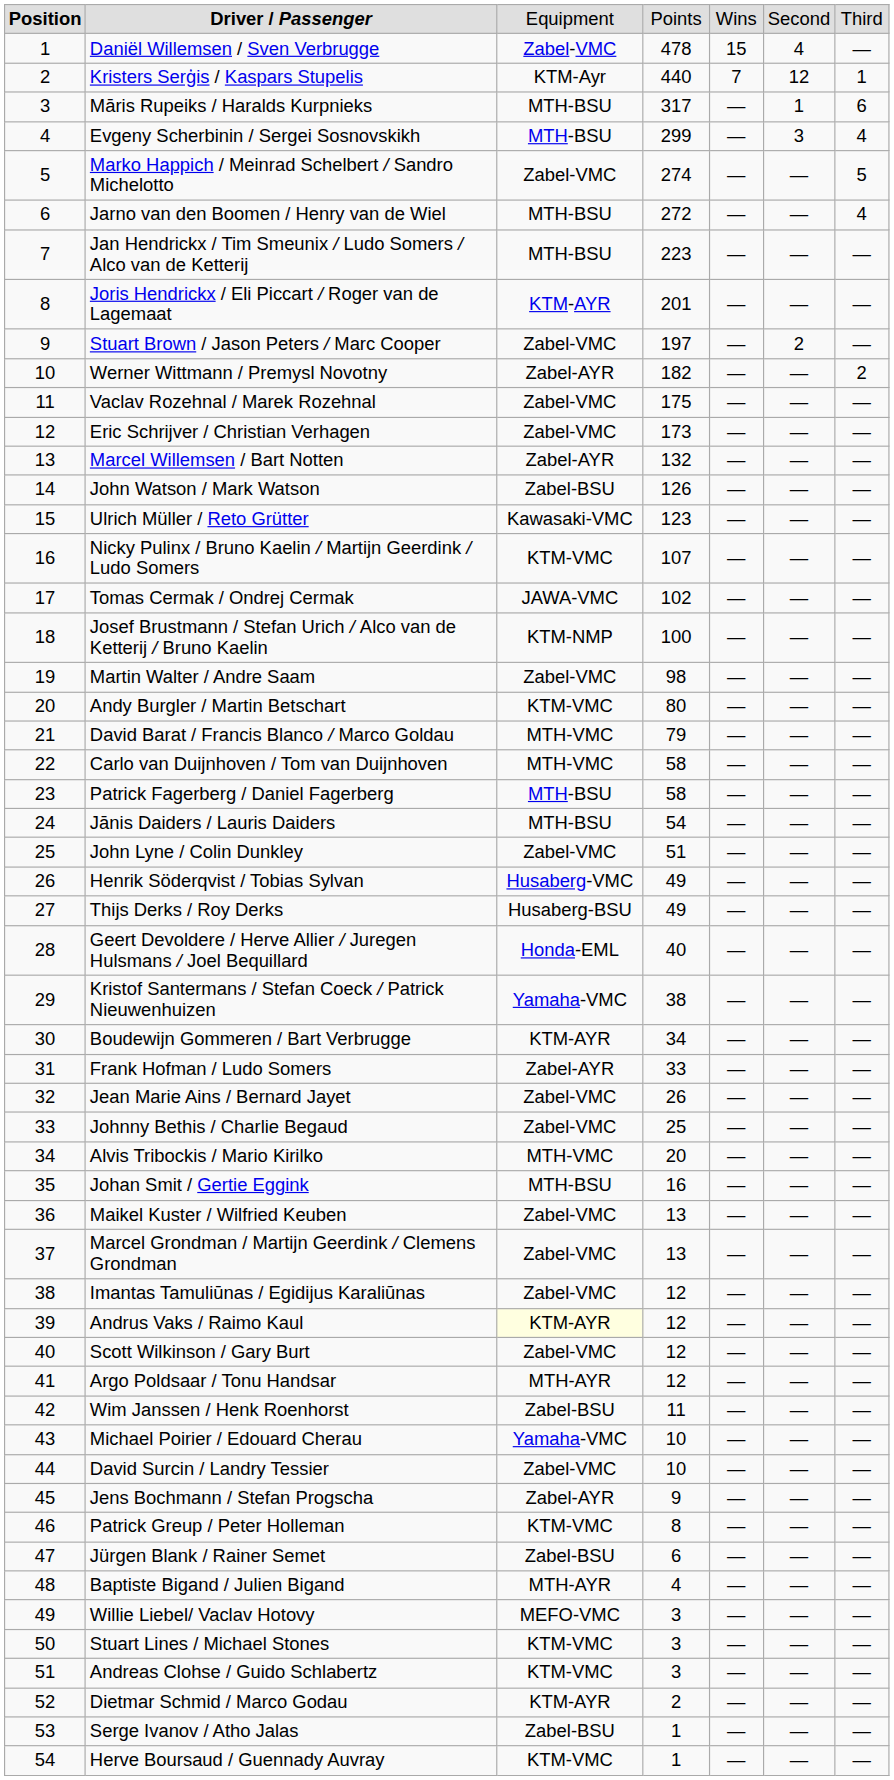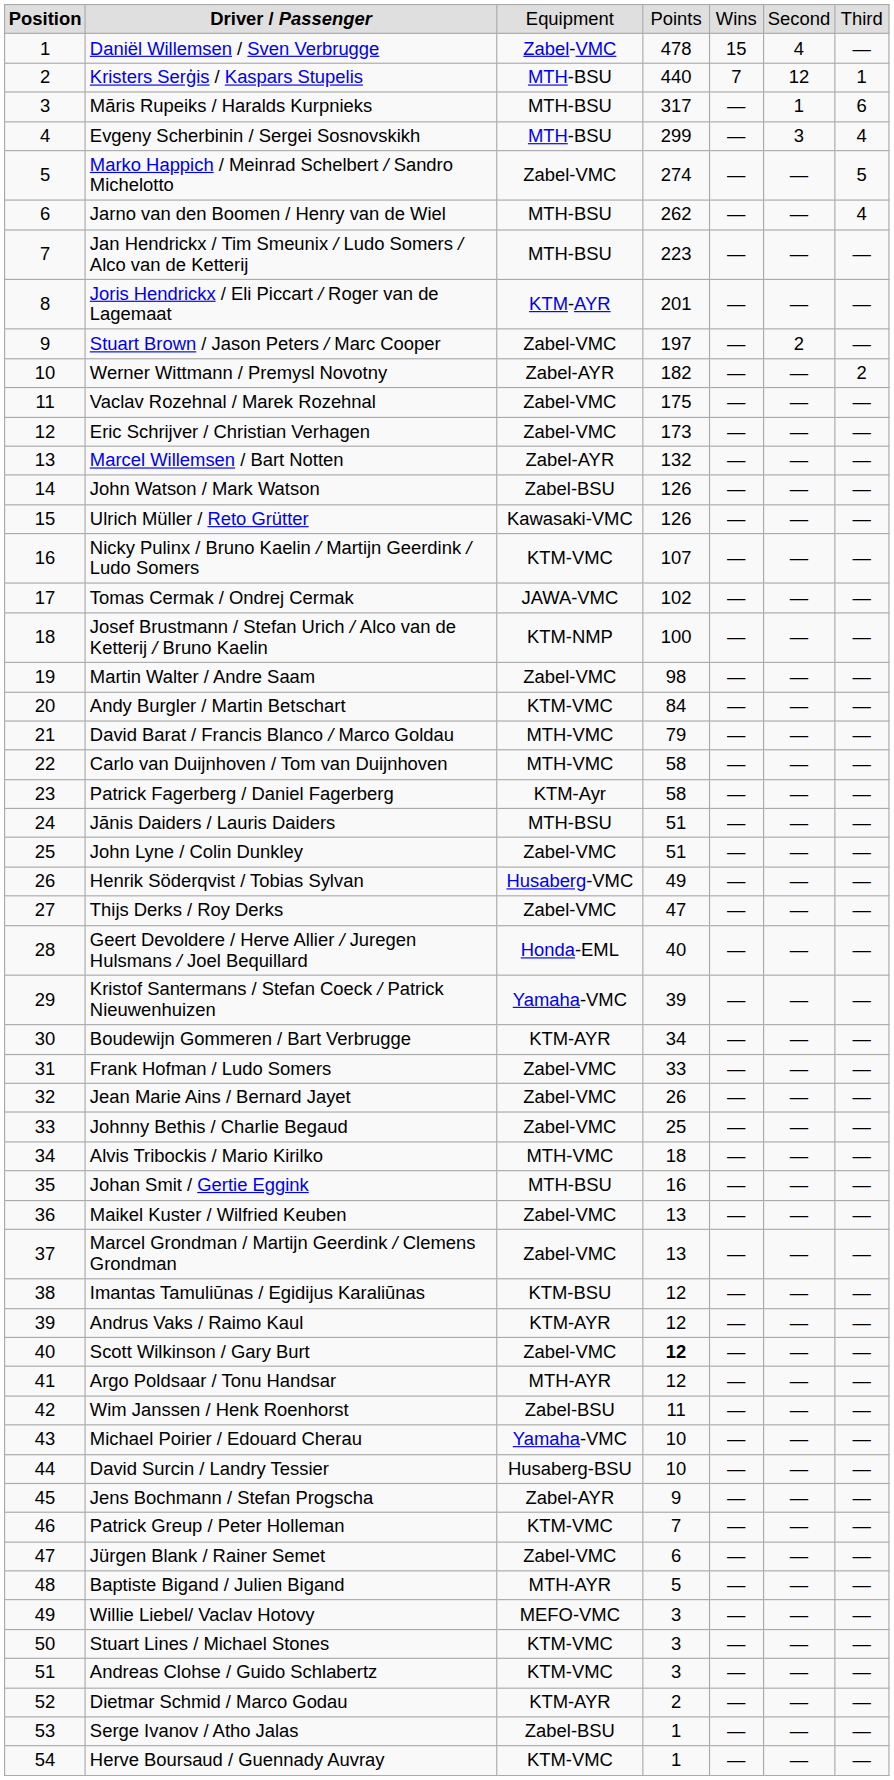(570, 77) KTM-Ayr -> (570, 77) MTH-BSU
(676, 214) 272 -> (676, 214) 262
(676, 518) 123 -> (676, 518) 126
(676, 706) 80 -> (676, 706) 84
(570, 793) MTH-BSU -> (570, 793) KTM-Ayr
(676, 822) 54 -> (676, 822) 51
(570, 910) Husaberg-BSU -> (570, 910) Zabel-VMC
(676, 910) 49 -> (676, 910) 47
(676, 999) 38 -> (676, 999) 39
(570, 1068) Zabel-AYR -> (570, 1068) Zabel-VMC
(676, 1156) 20 -> (676, 1156) 18
(570, 1293) Zabel-VMC -> (570, 1293) KTM-BSU
(570, 1322) lightyellow background -> (570, 1322) no background
(676, 1351) normal -> (676, 1351) bold
(570, 1468) Zabel-VMC -> (570, 1468) Husaberg-BSU
(676, 1527) 8 -> (676, 1527) 7
(570, 1556) Zabel-BSU -> (570, 1556) Zabel-VMC
(676, 1585) 4 -> (676, 1585) 5
